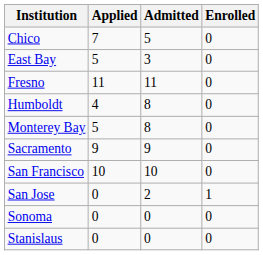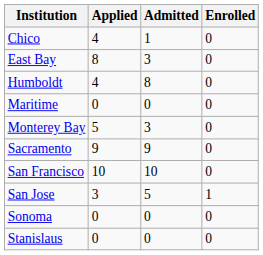(95, 38) 7 -> (95, 38) 4
(147, 38) 5 -> (147, 38) 1
(95, 60) 5 -> (95, 60) 8
- row: (26, 83)
+ row: (33, 105)
(147, 127) 8 -> (147, 127) 3
(95, 194) 0 -> (95, 194) 3
(147, 194) 2 -> (147, 194) 5
